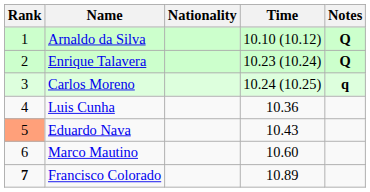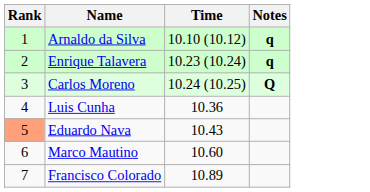- column: (202, 15)
(345, 38) Q -> (270, 38) q
(345, 61) Q -> (270, 61) q
(345, 84) q -> (270, 84) Q
(25, 175) bold -> (25, 175) normal
